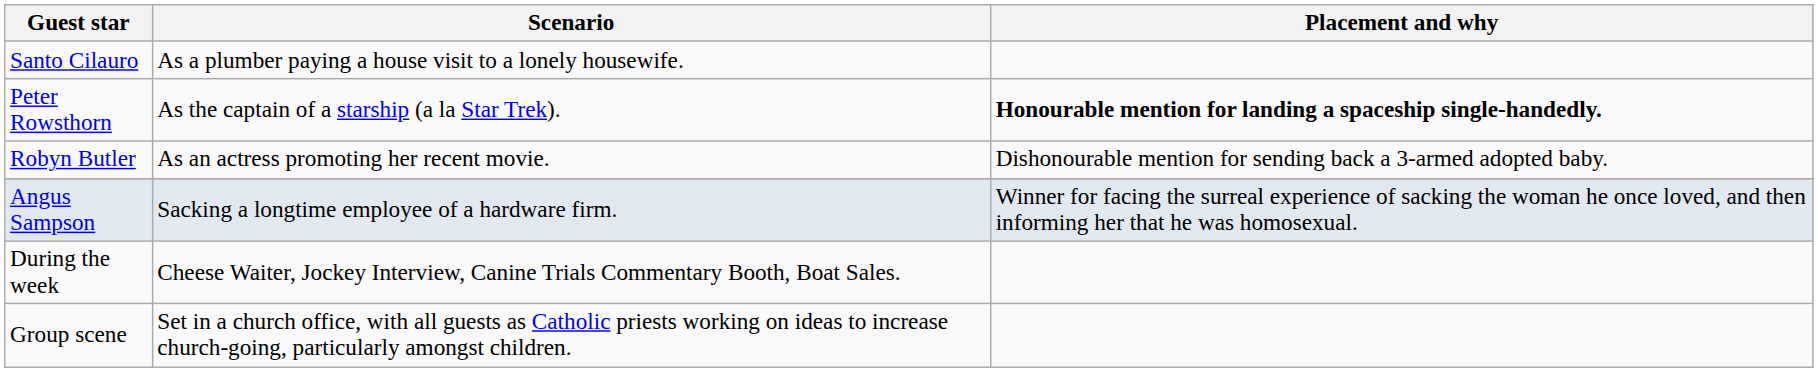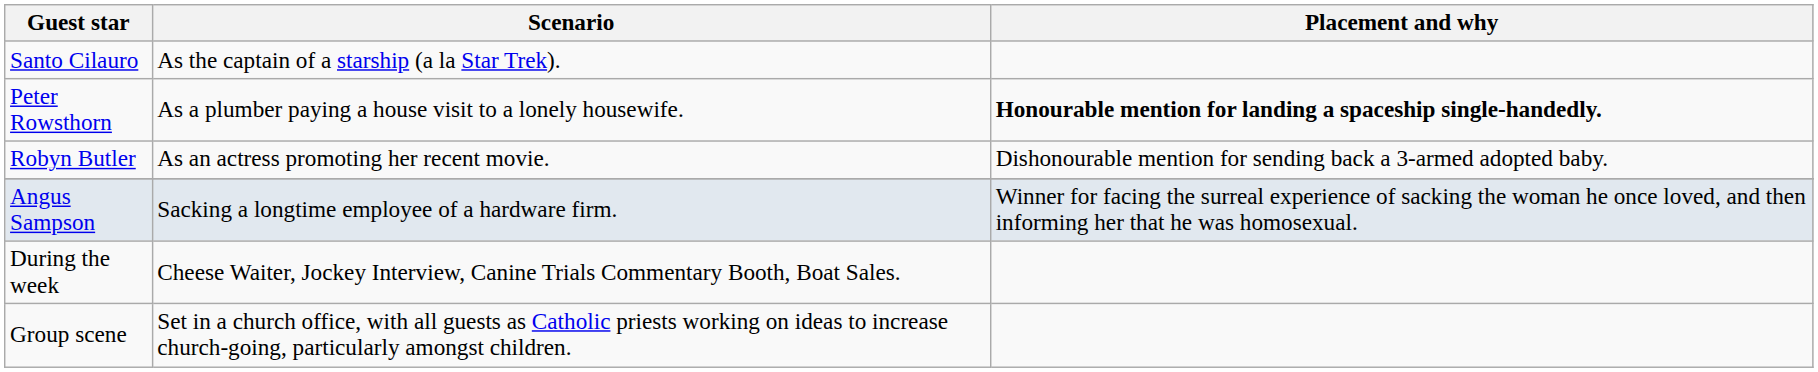(420, 59) As a plumber paying a house visit to a lonely housewife. -> (359, 59) As the captain of a starship (a la Star Trek).
(359, 109) As the captain of a starship (a la Star Trek). -> (420, 109) As a plumber paying a house visit to a lonely housewife.
